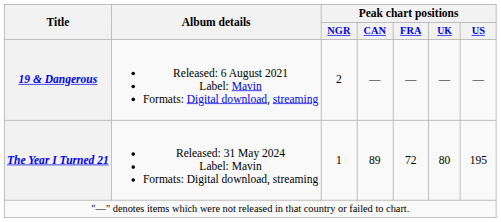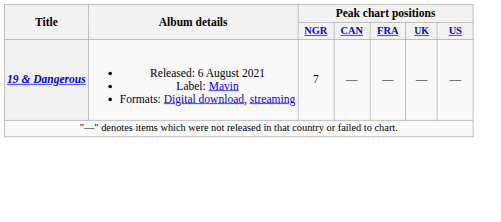(339, 79) 2 -> (316, 79) 7
- row: (58, 160)
